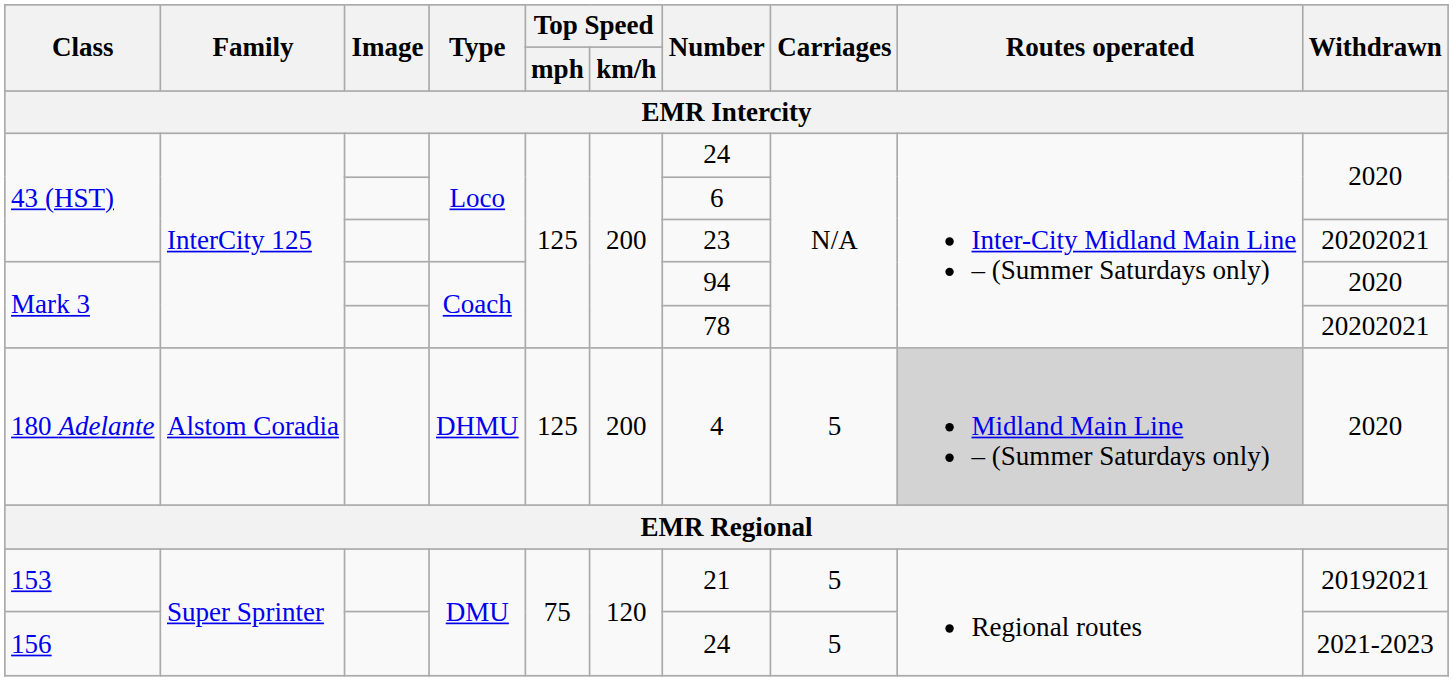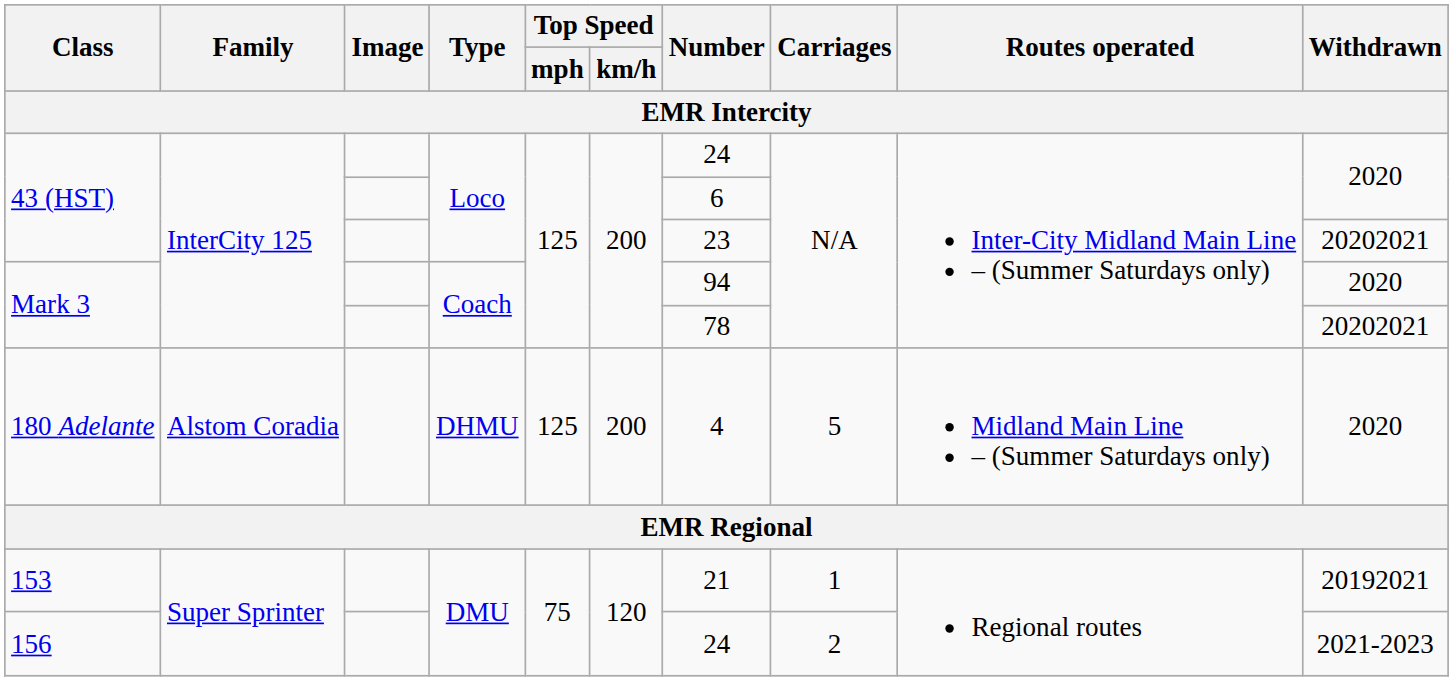(1100, 442) lightgrey background -> (1100, 442) no background
(834, 580) 5 -> (834, 580) 1
(834, 643) 5 -> (834, 643) 2
